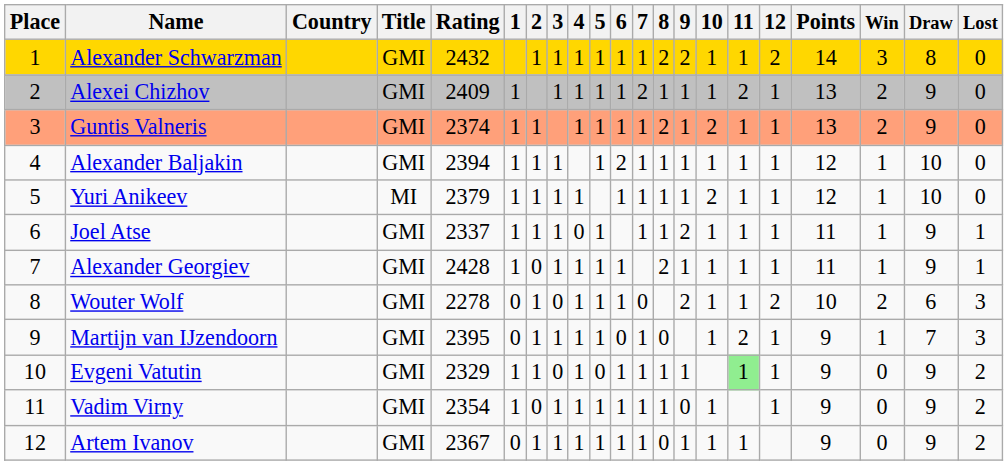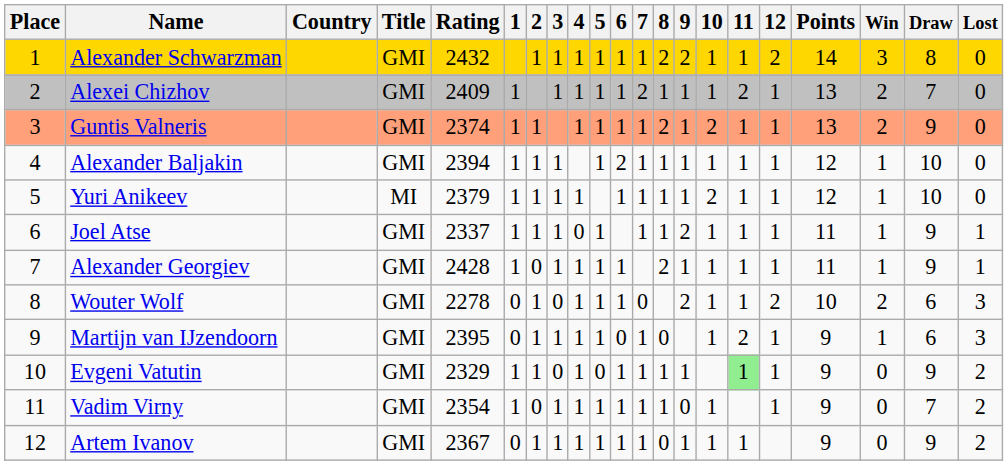(931, 92) 9 -> (931, 92) 7
(931, 337) 7 -> (931, 337) 6
(931, 407) 9 -> (931, 407) 7
